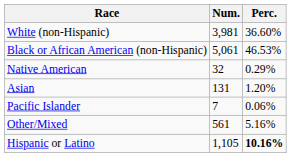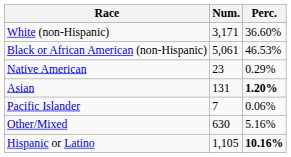(225, 32) 3,981 -> (225, 32) 3,171
(218, 69) 32 -> (218, 69) 23
(260, 87) normal -> (261, 87) bold
(221, 124) 561 -> (221, 124) 630
